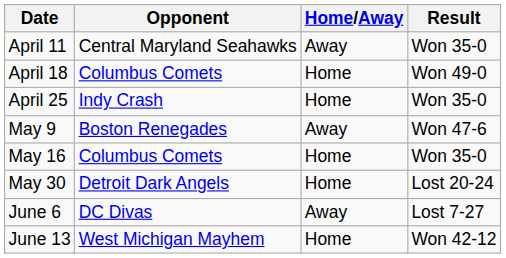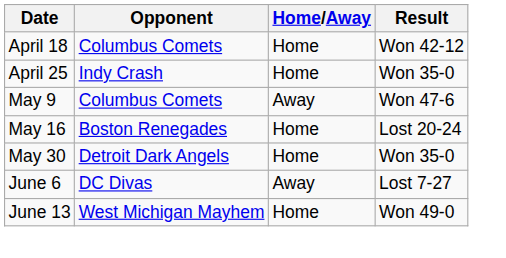- row: (37, 45)
(449, 73) Won 49-0 -> (422, 45) Won 42-12
(153, 128) Boston Renegades -> (150, 101) Columbus Comets
(150, 156) Columbus Comets -> (153, 128) Boston Renegades
(449, 156) Won 35-0 -> (420, 128) Lost 20-24
(453, 184) Lost 20-24 -> (417, 156) Won 35-0
(454, 239) Won 42-12 -> (417, 211) Won 49-0
